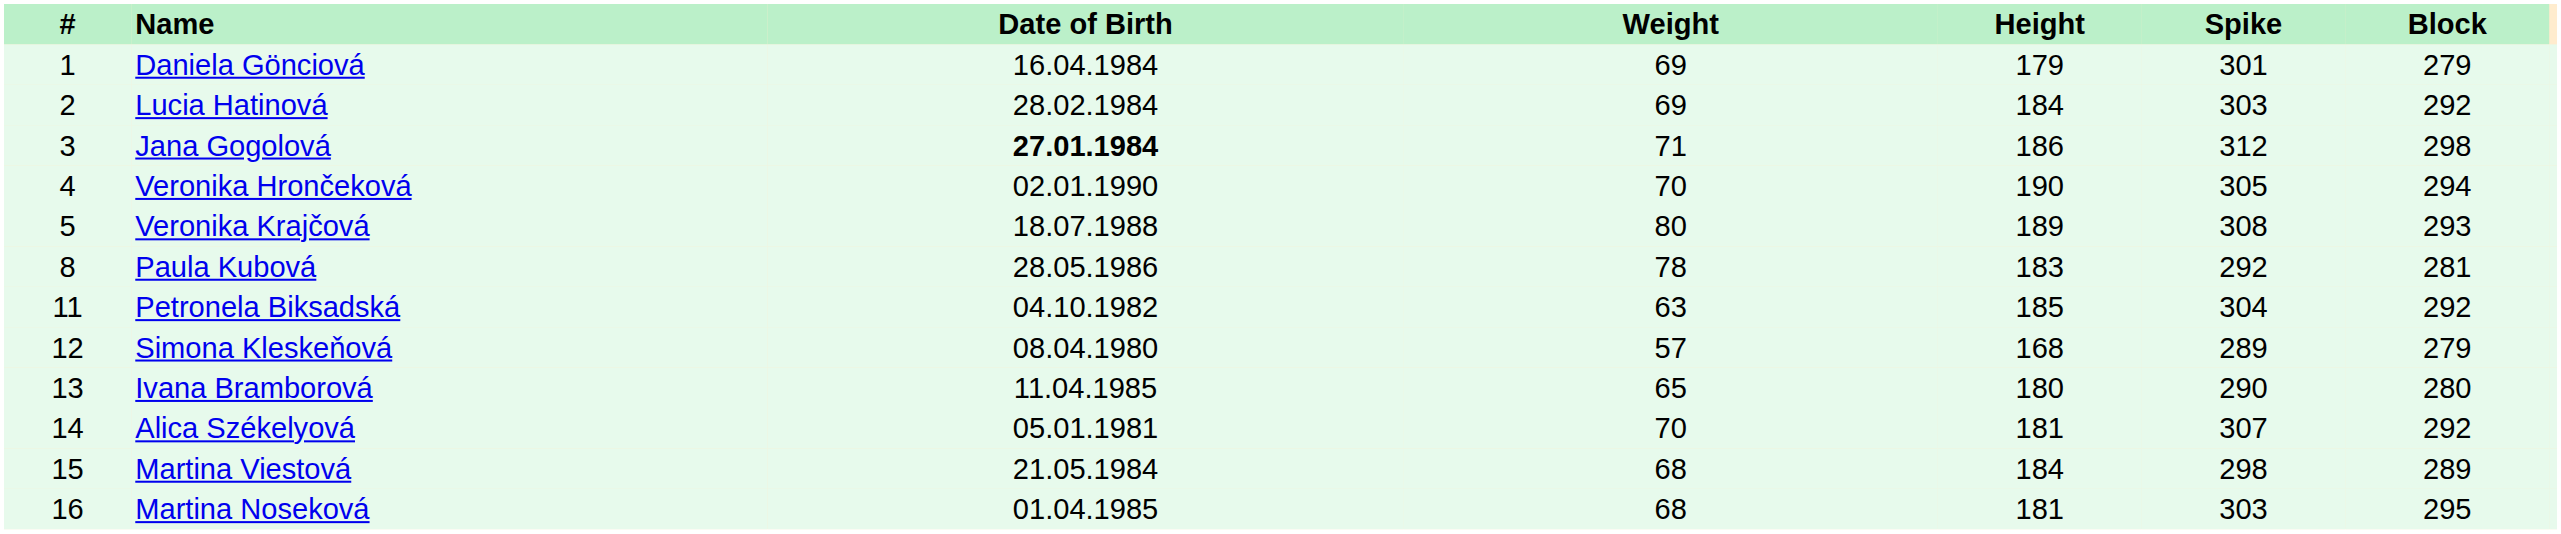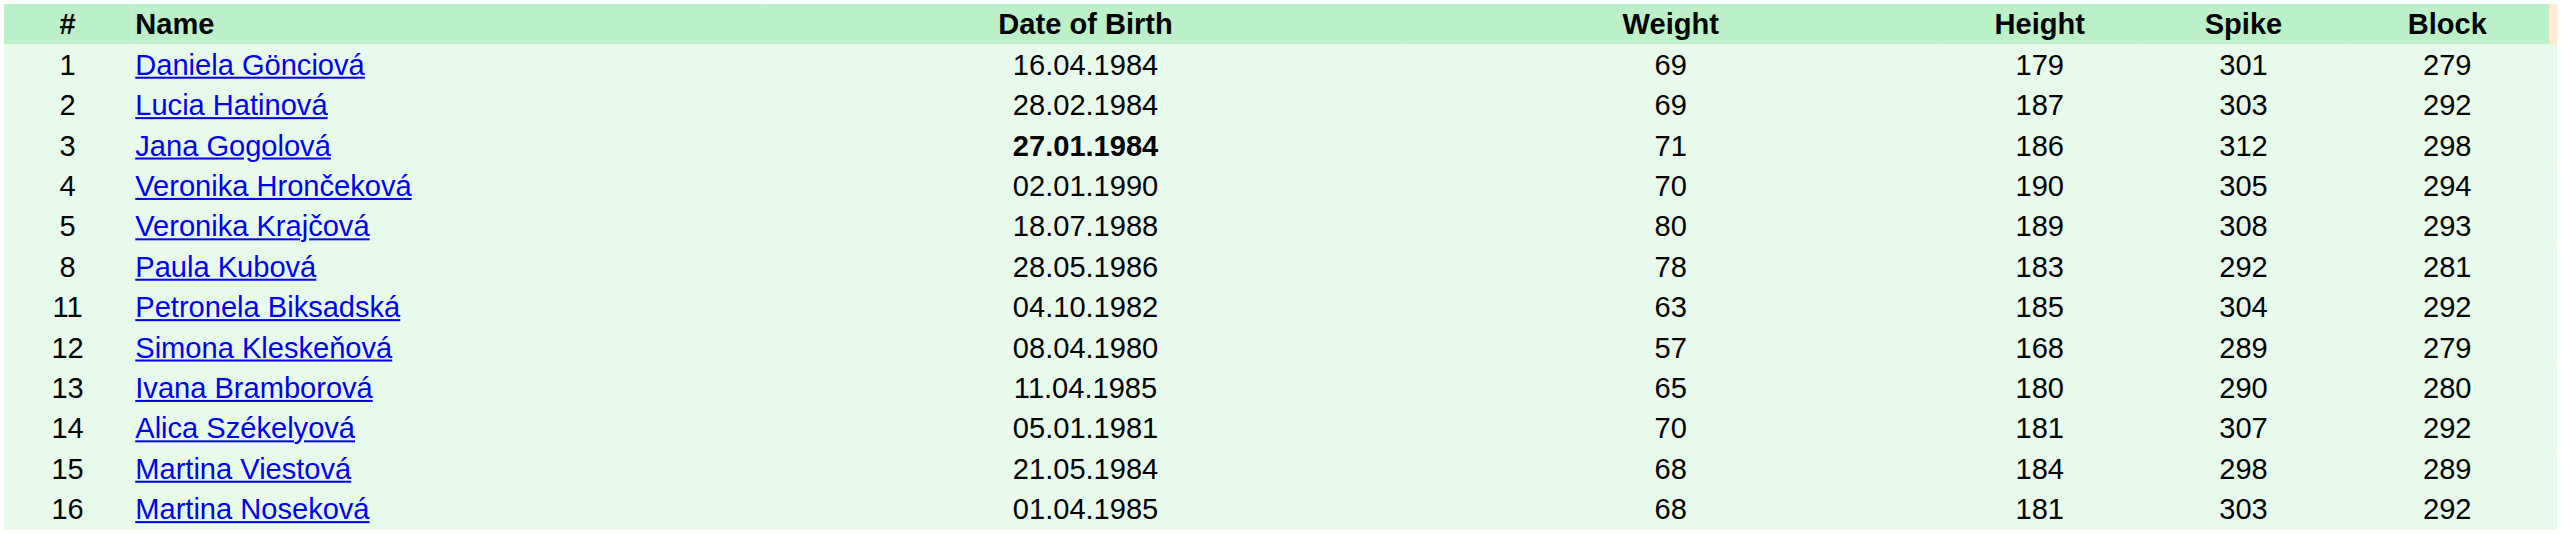(2040, 105) 184 -> (2040, 105) 187
(2447, 509) 295 -> (2447, 509) 292
